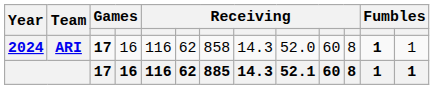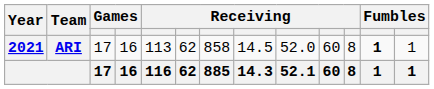(26, 48) 2024 -> (26, 48) 2021
(103, 48) bold -> (103, 48) normal
(158, 48) 116 -> (158, 48) 113
(255, 48) 14.3 -> (255, 48) 14.5
